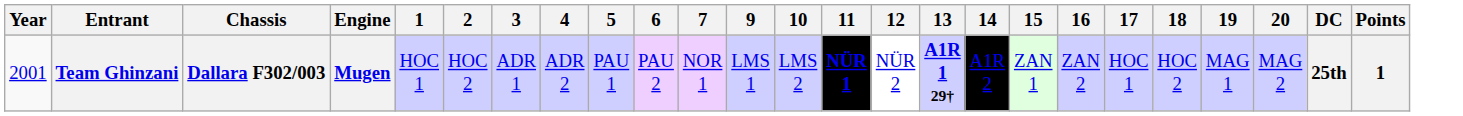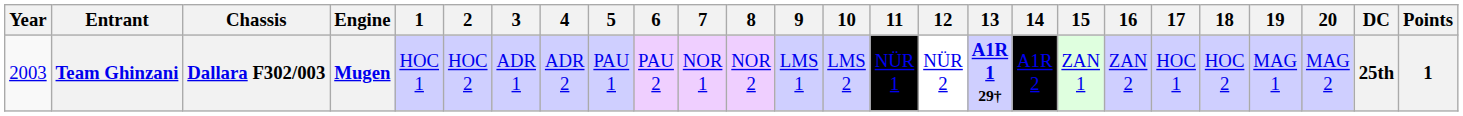+ column: (751, 19)
(28, 72) 2001 -> (28, 72) 2003
(847, 72) bold -> (894, 72) normal
